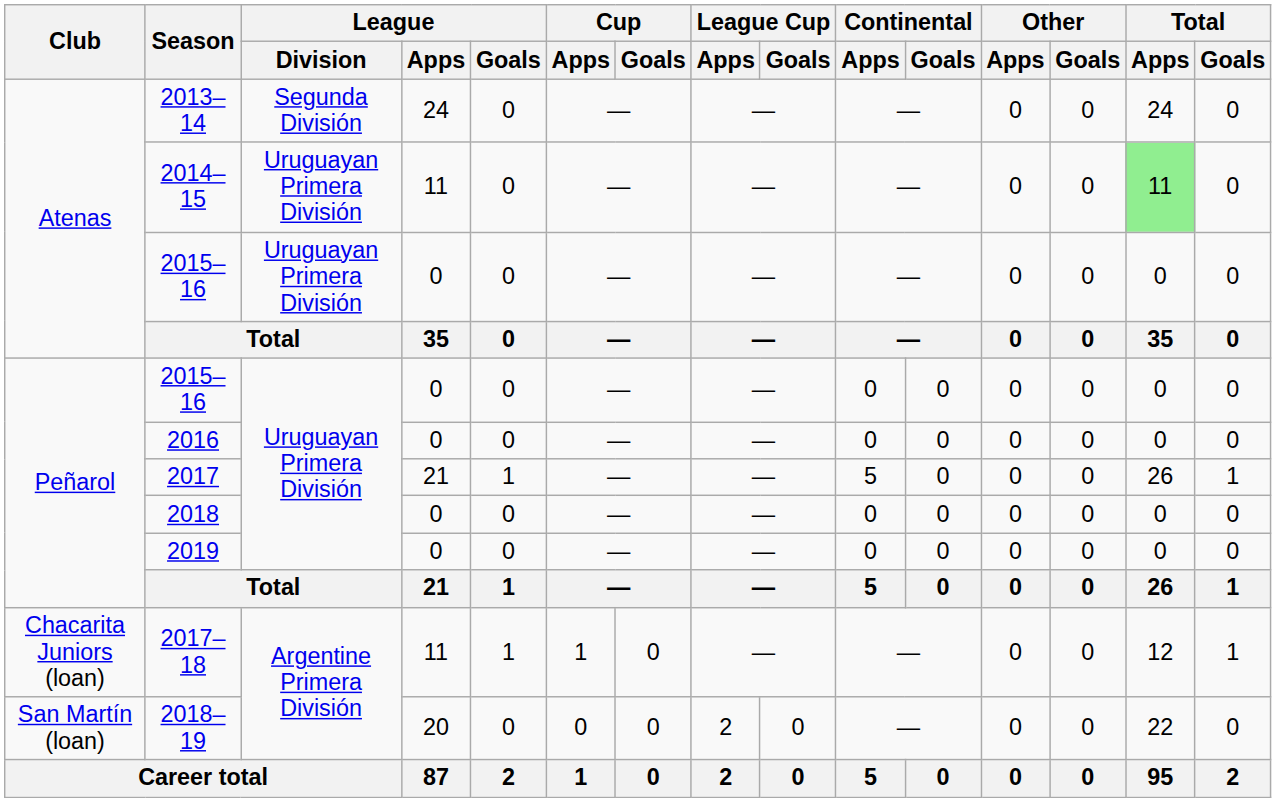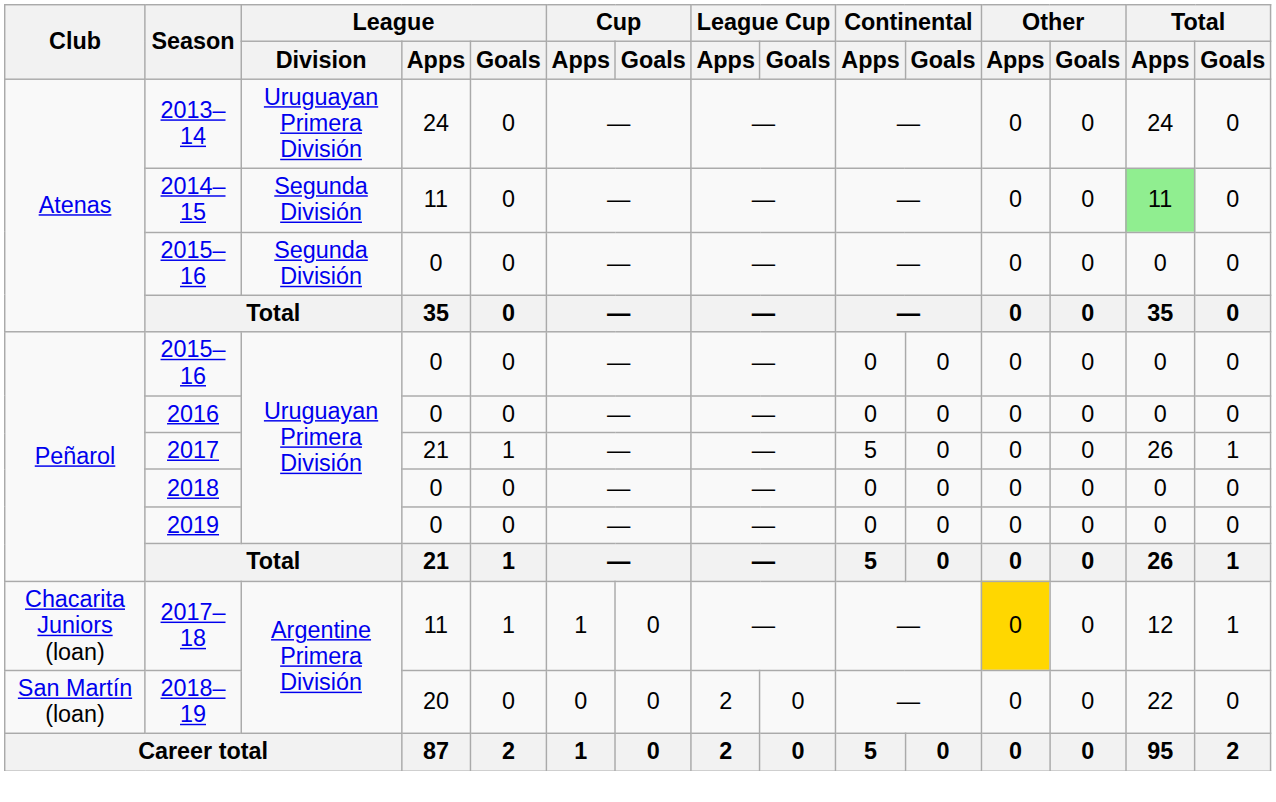(321, 110) Segunda División -> (321, 123) Uruguayan Primera División
(321, 186) Uruguayan Primera División -> (321, 199) Segunda División
(321, 276) Uruguayan Primera División -> (321, 263) Segunda División
(1015, 651) no background -> (1015, 625) gold background
